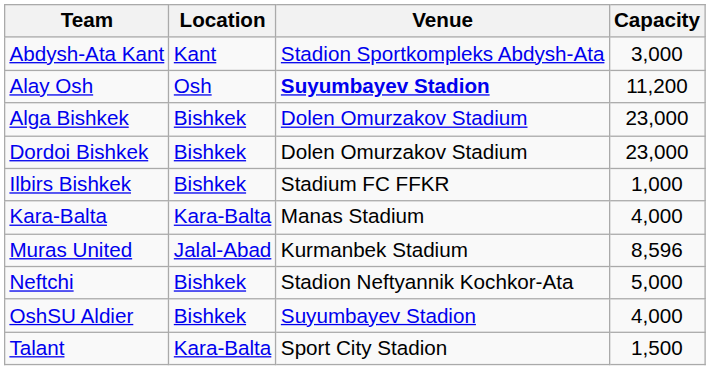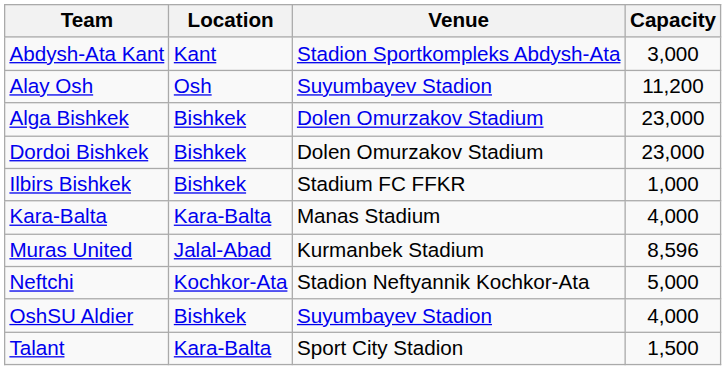(385, 86) bold -> (394, 86) normal
(210, 282) Bishkek -> (231, 282) Kochkor-Ata
